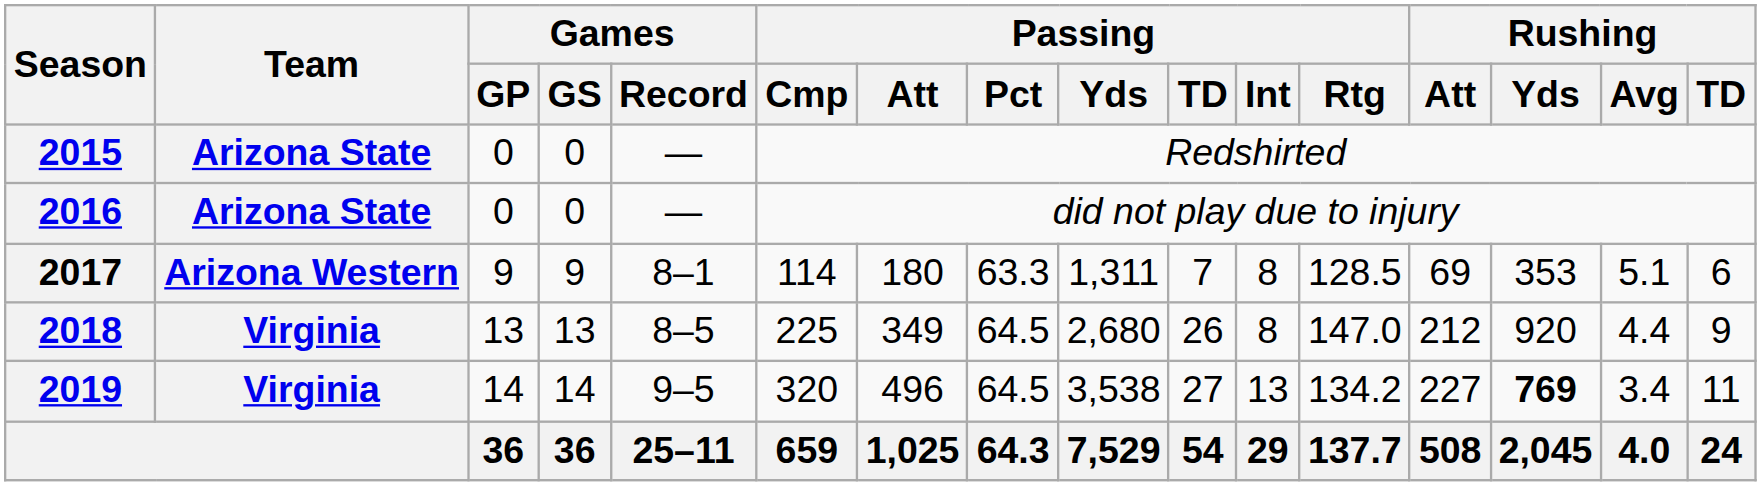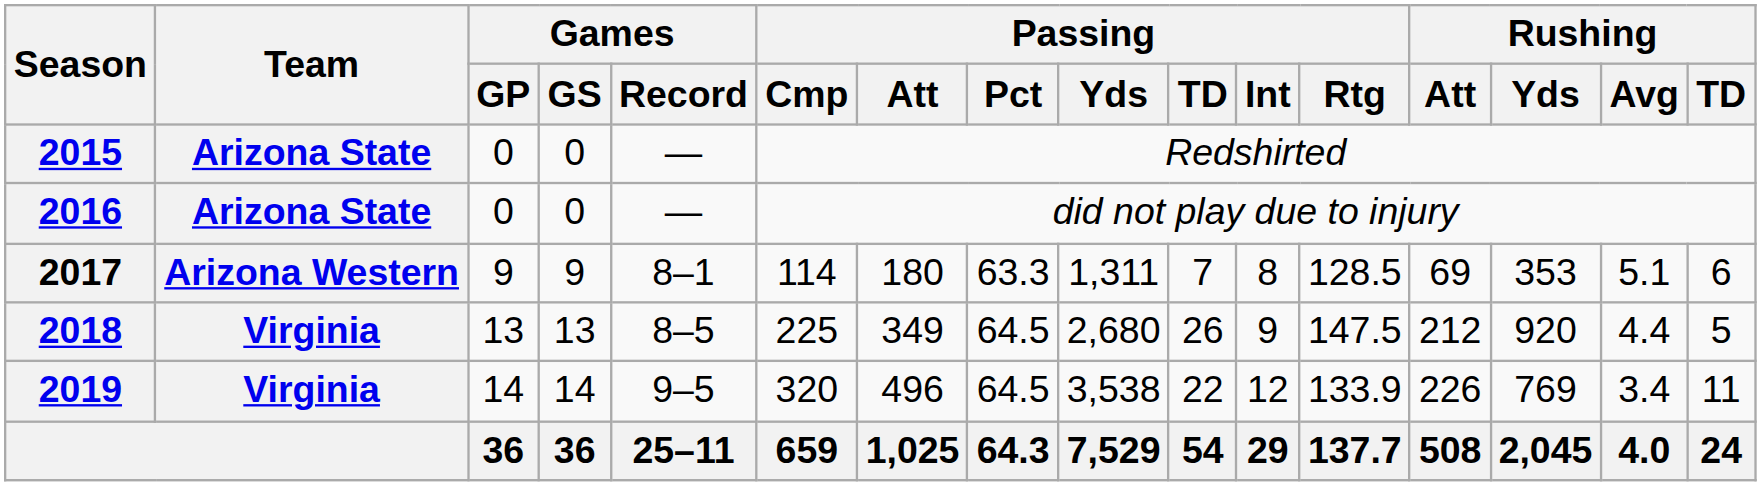(1268, 331) 8 -> (1268, 331) 9
(1355, 331) 147.0 -> (1355, 331) 147.5
(1721, 331) 9 -> (1721, 331) 5
(1203, 390) 27 -> (1203, 390) 22
(1268, 390) 13 -> (1268, 390) 12
(1355, 390) 134.2 -> (1355, 390) 133.9
(1450, 390) 227 -> (1450, 390) 226
(1545, 390) bold -> (1545, 390) normal
